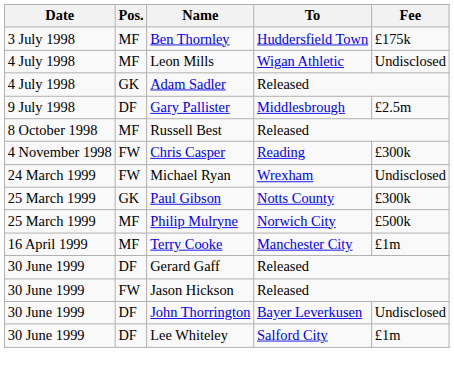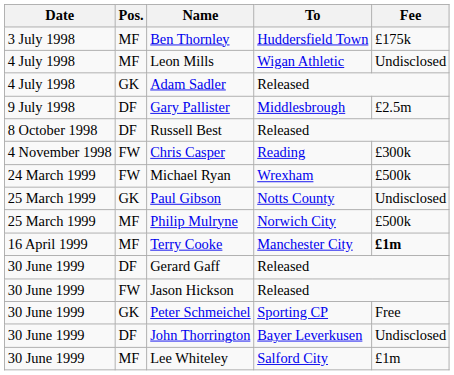(129, 130) MF -> (128, 130) DF
(410, 175) Undisclosed -> (393, 175) £500k
(393, 198) £300k -> (411, 198) Undisclosed
(388, 244) normal -> (388, 244) bold
+ row: (200, 312)
(128, 335) DF -> (129, 358) MF
